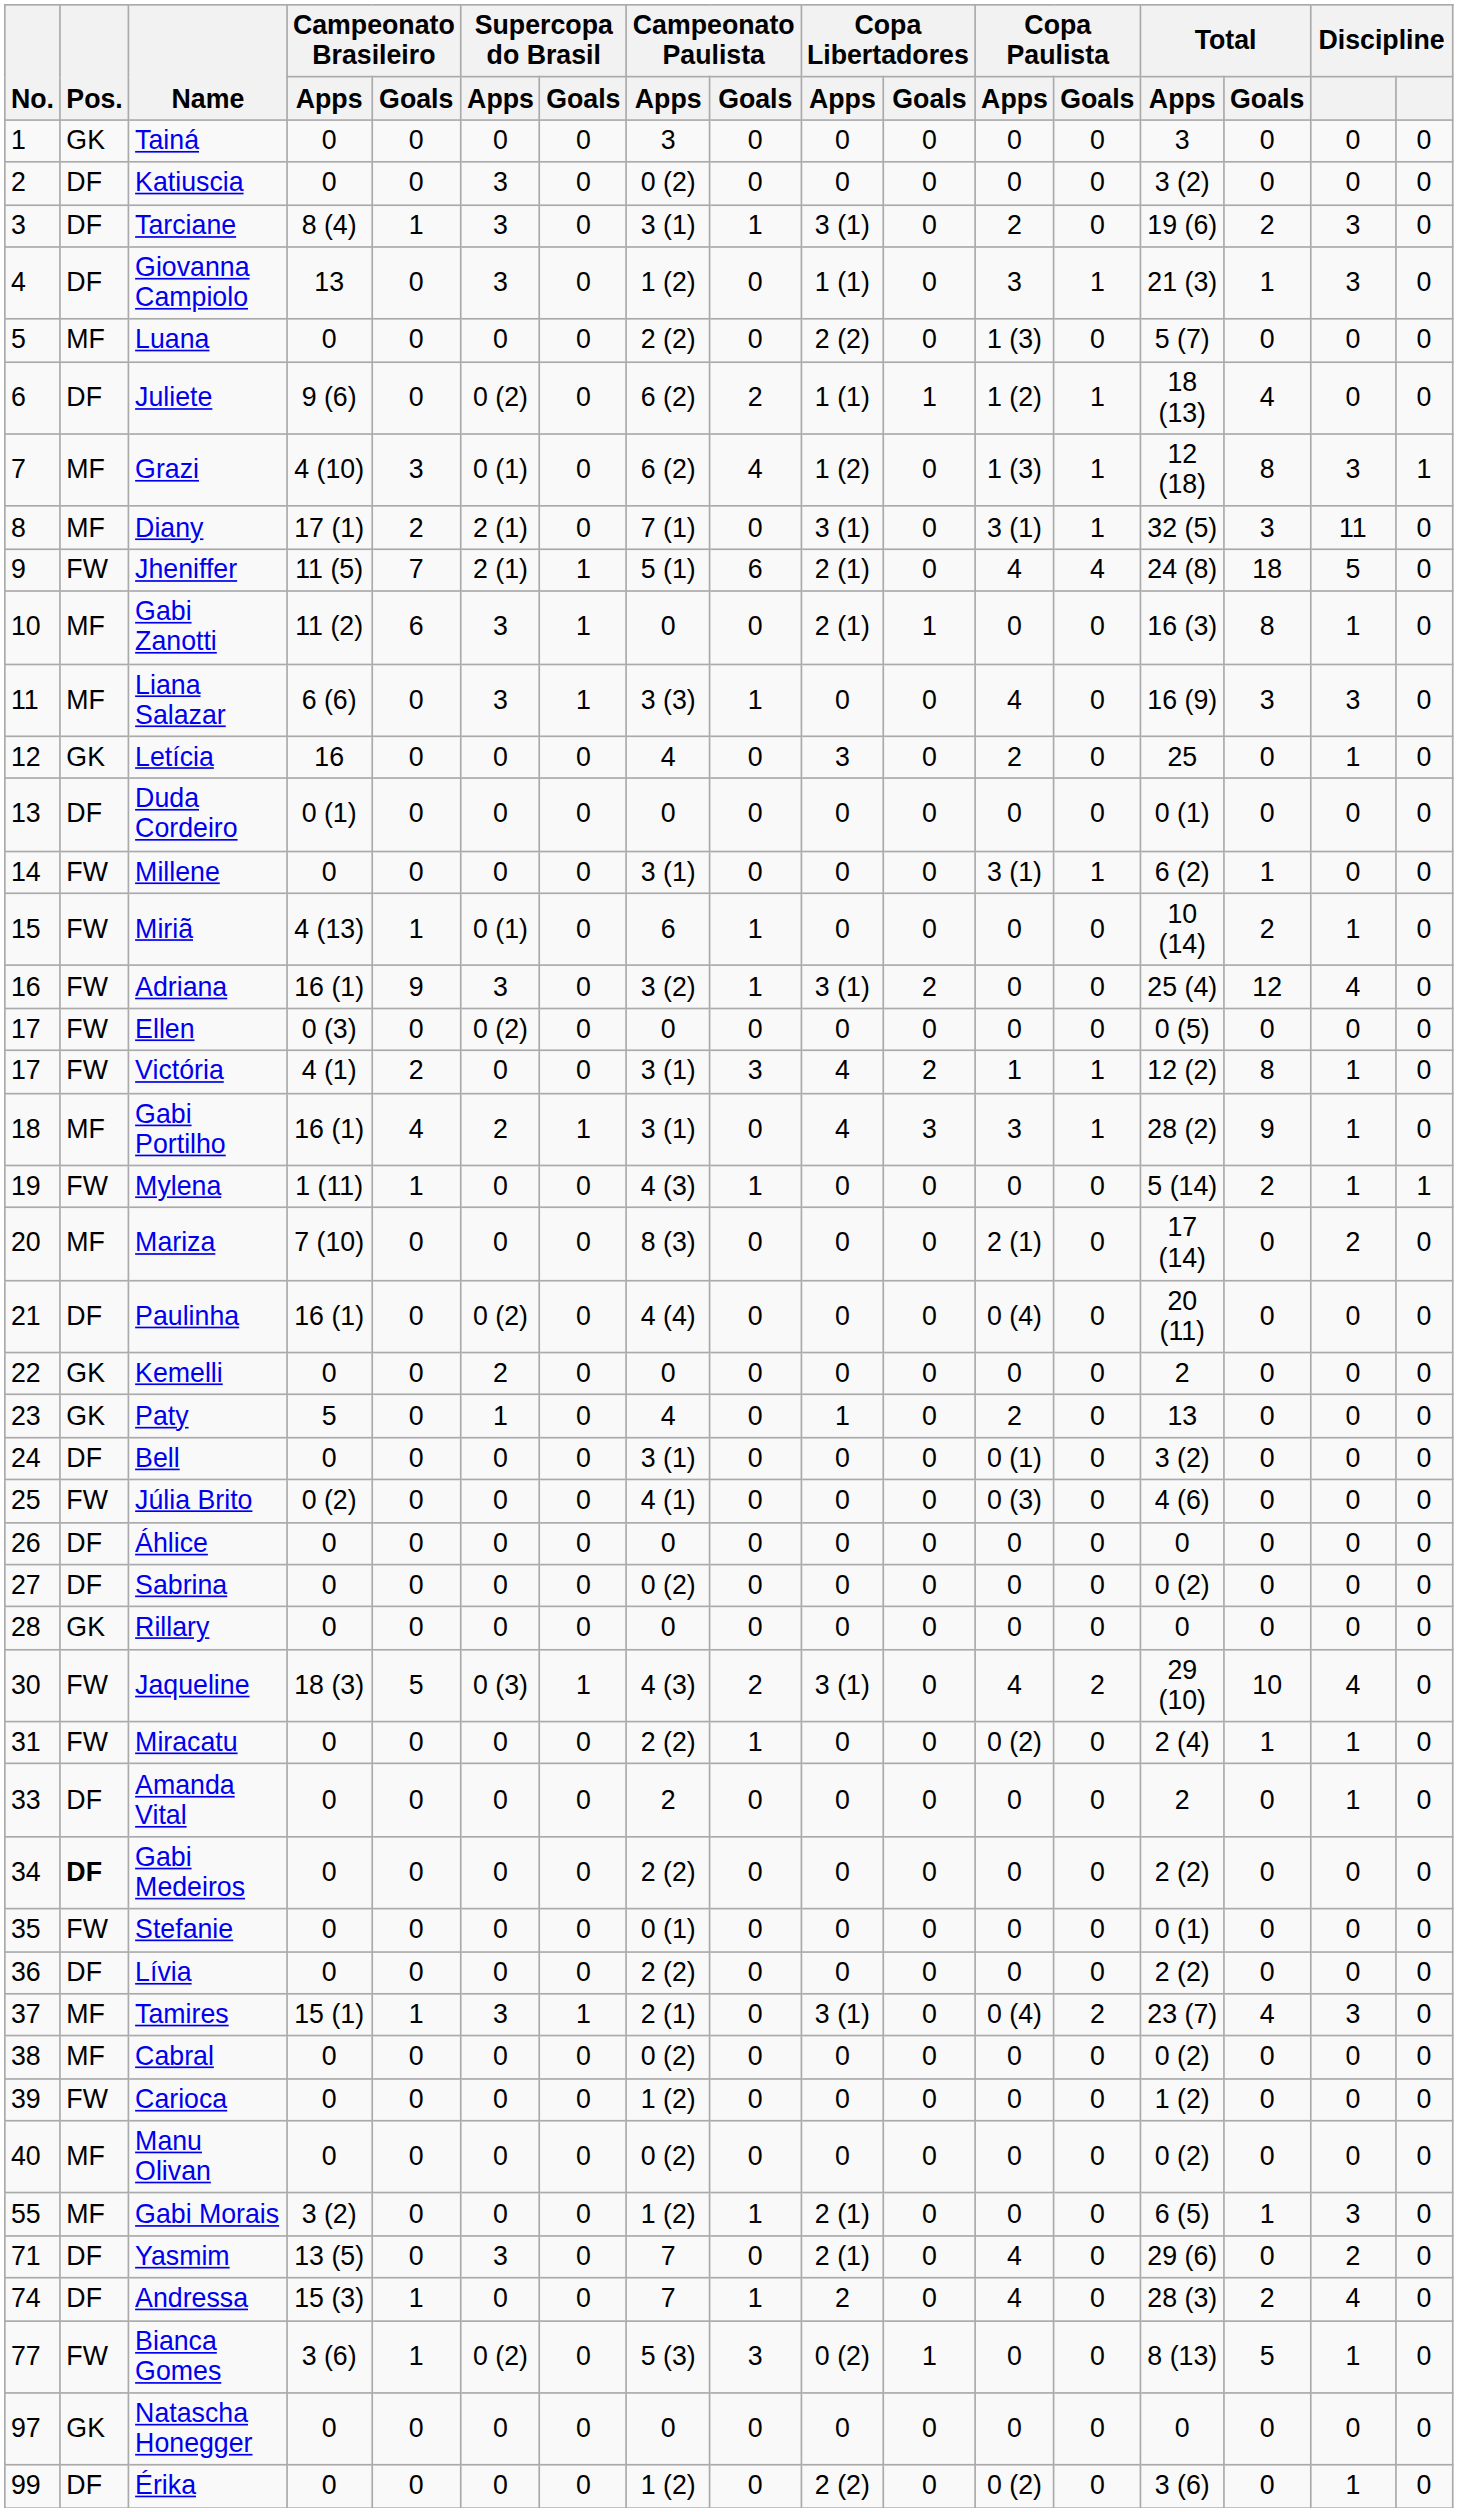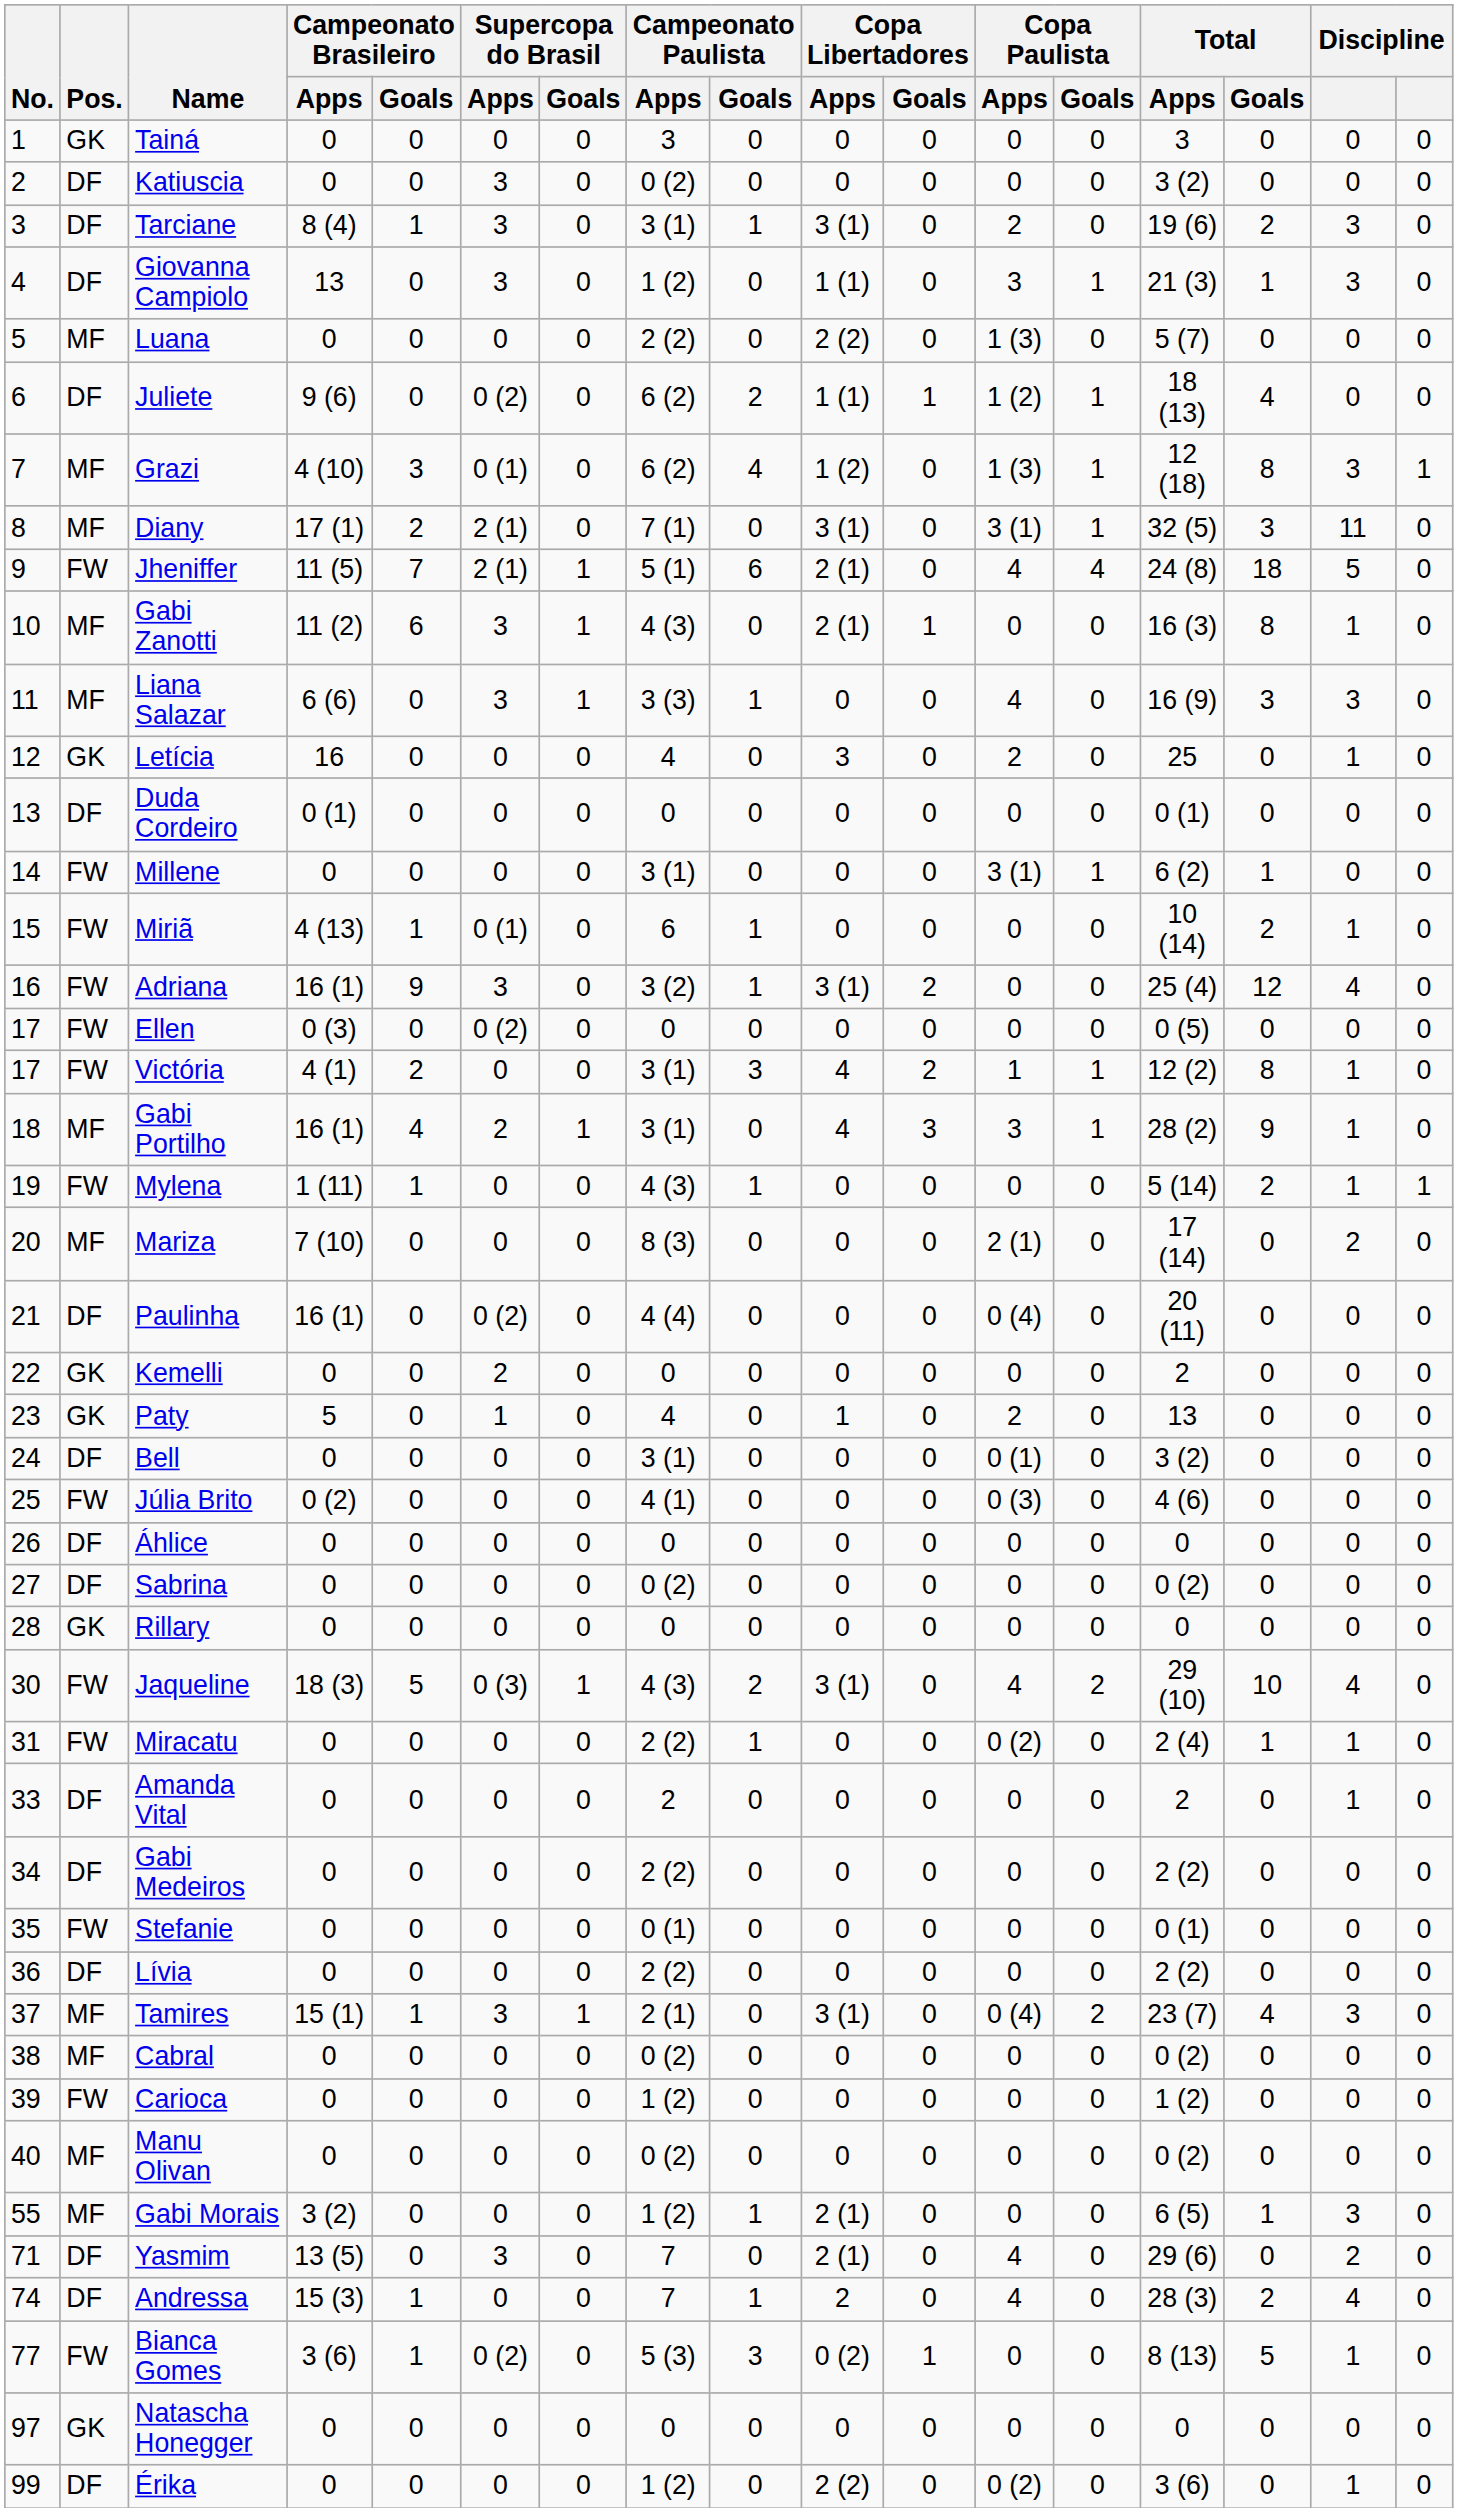(668, 627) 0 -> (668, 627) 4 (3)
(84, 1872) bold -> (84, 1872) normal
